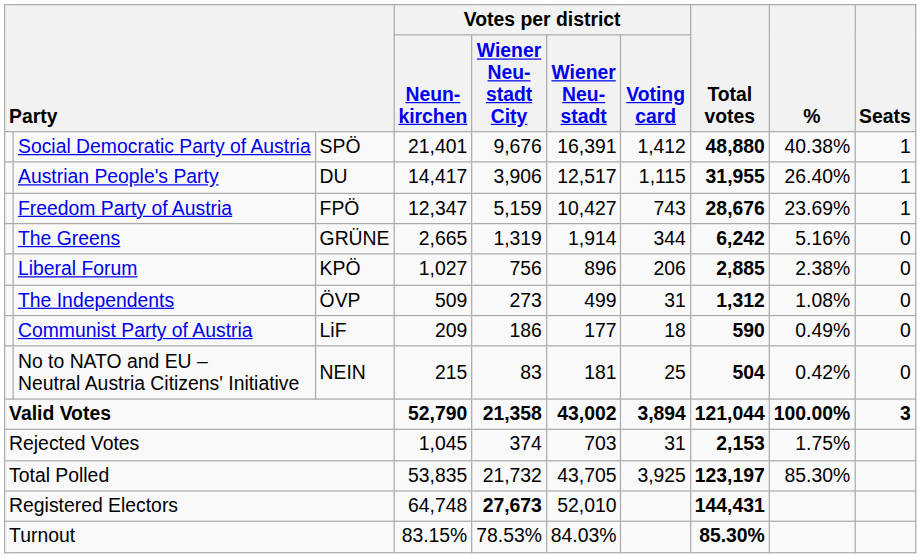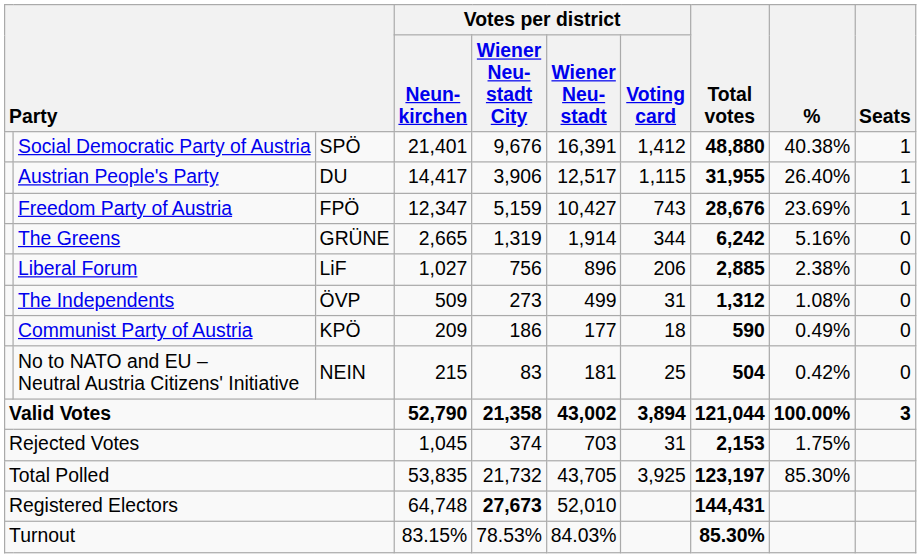(340, 269) KPÖ -> (333, 269) LiF
(333, 330) LiF -> (340, 330) KPÖ
